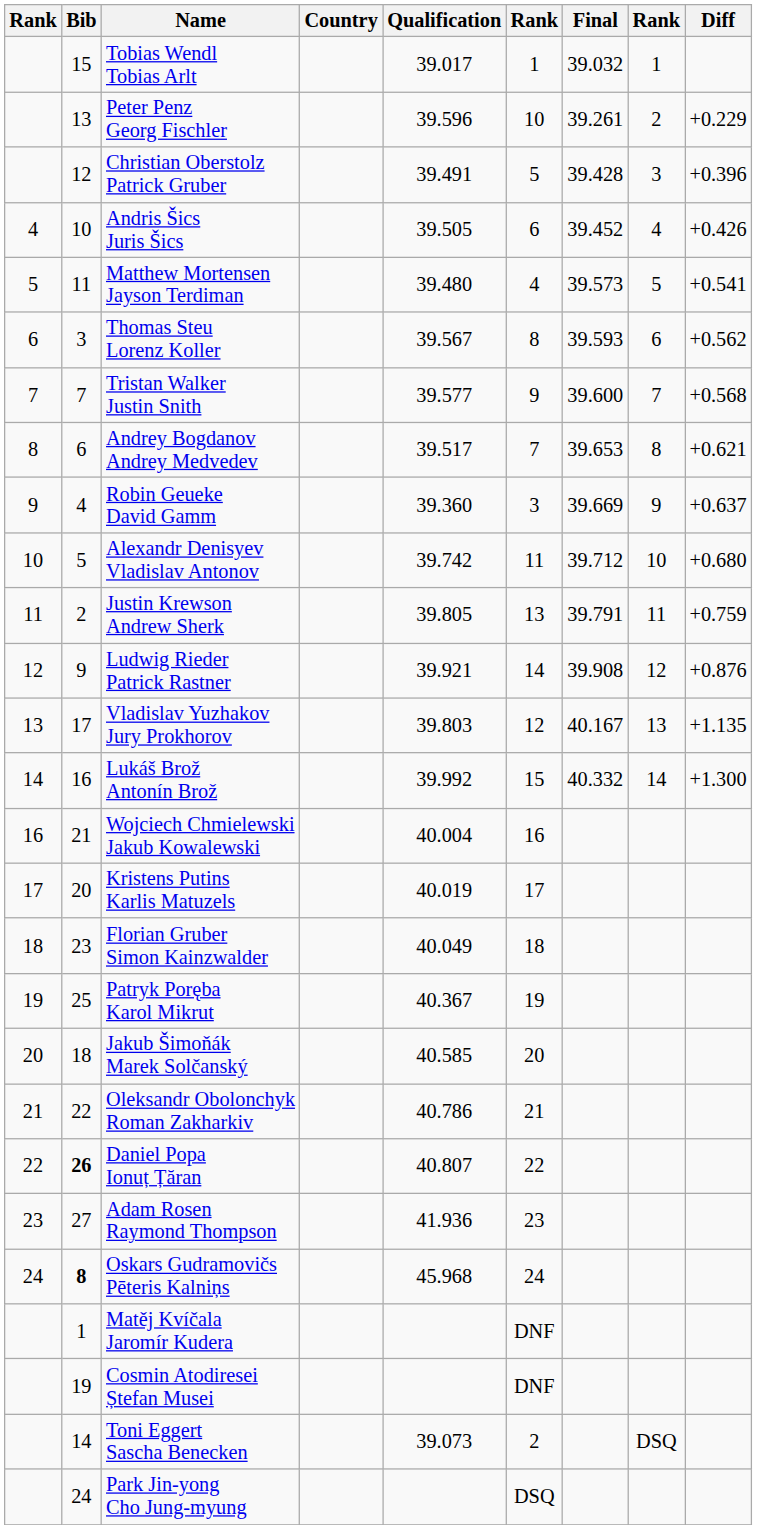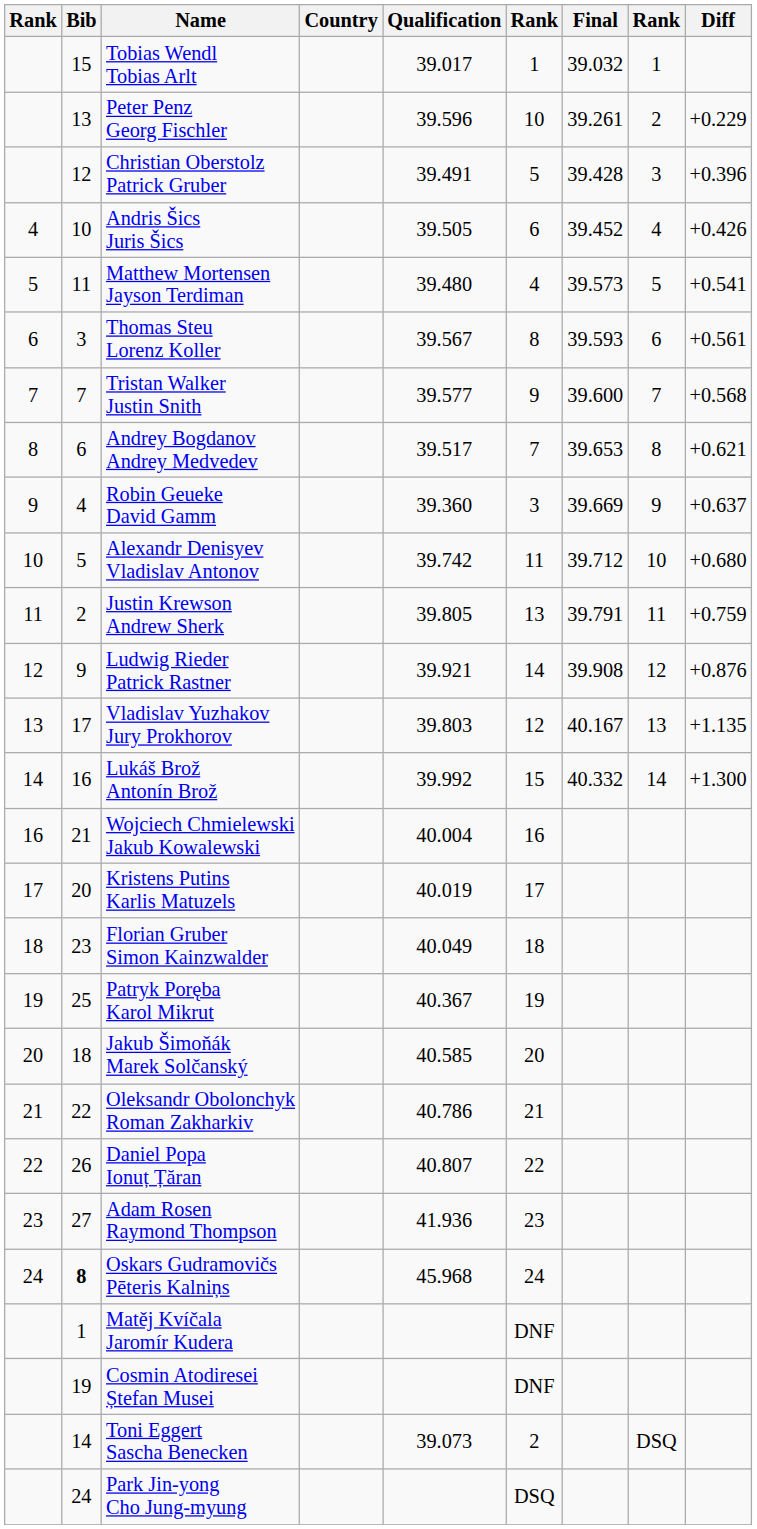(718, 339) +0.562 -> (718, 339) +0.561
(81, 1165) bold -> (81, 1165) normal
